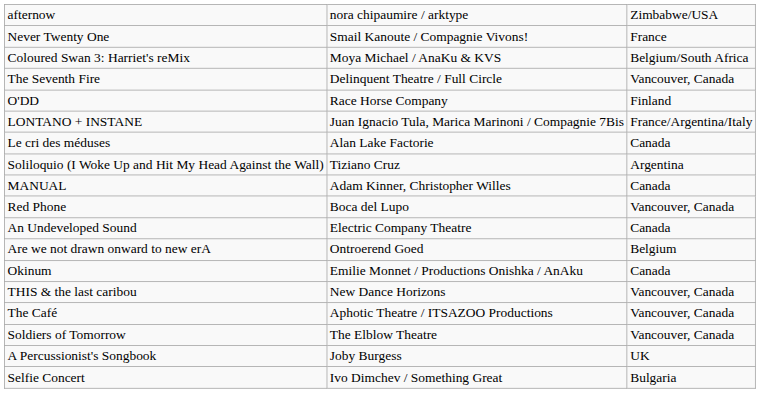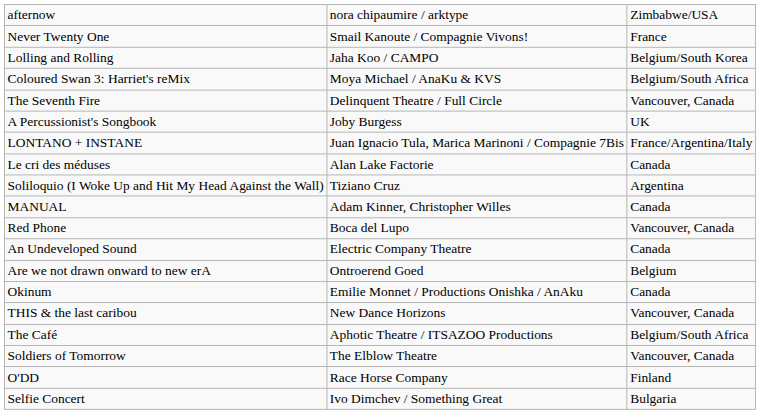+ row: (61, 57)
rows swapped: (82, 356) <-> (23, 100)
(682, 313) Vancouver, Canada -> (689, 334) Belgium/South Africa
